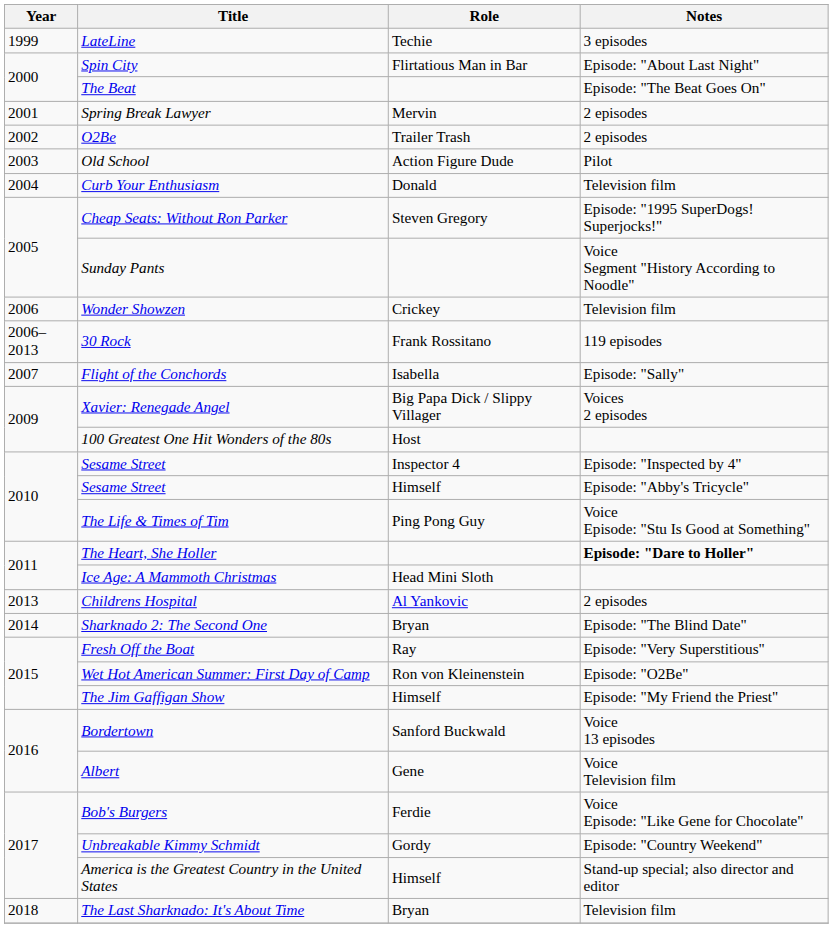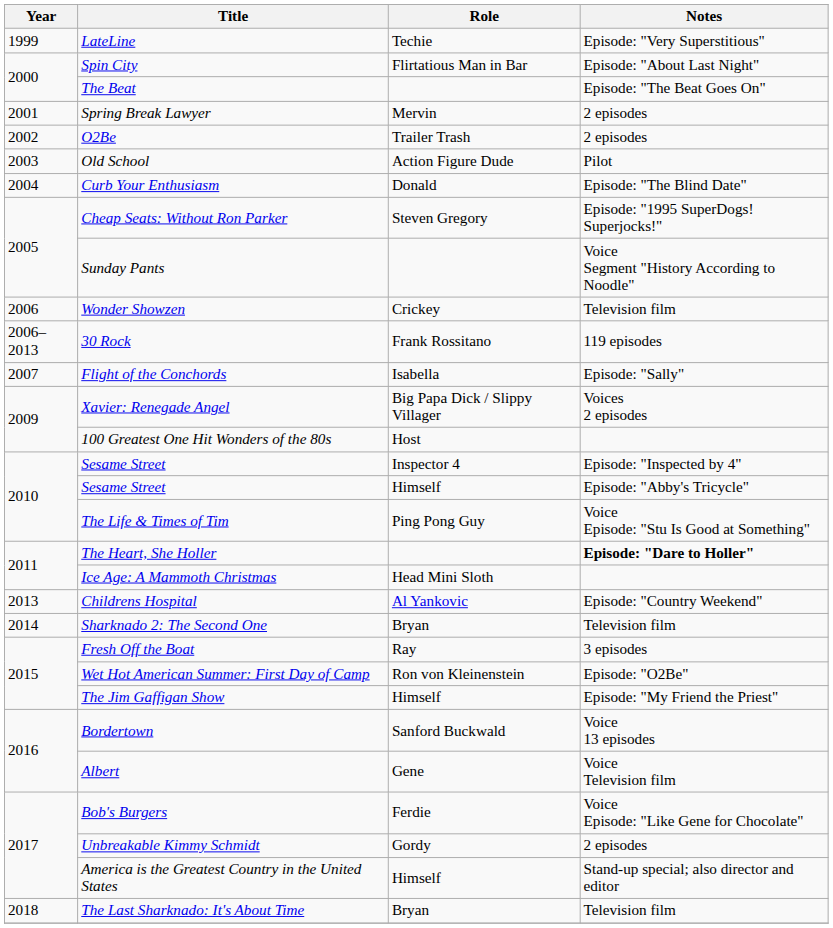(615, 40) 3 episodes -> (674, 40) Episode: "Very Superstitious"
(630, 185) Television film -> (665, 185) Episode: "The Blind Date"
(615, 601) 2 episodes -> (673, 601) Episode: "Country Weekend"
(665, 625) Episode: "The Blind Date" -> (630, 625) Television film
(674, 649) Episode: "Very Superstitious" -> (615, 649) 3 episodes
(673, 845) Episode: "Country Weekend" -> (615, 845) 2 episodes
